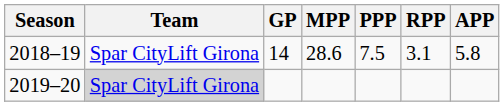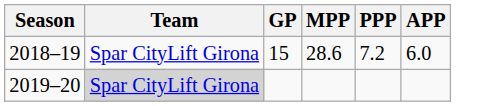- column: (426, 20)
(279, 52) 14 -> (279, 52) 15
(372, 52) 7.5 -> (372, 52) 7.2
(468, 52) 5.8 -> (419, 52) 6.0
